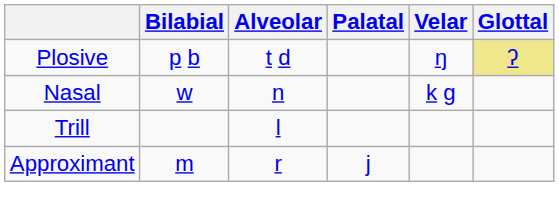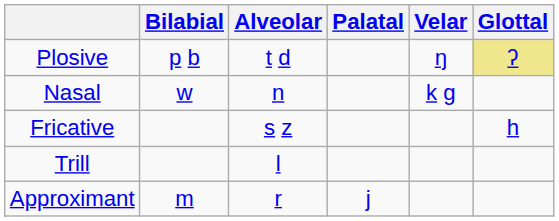+ row: (72, 127)
